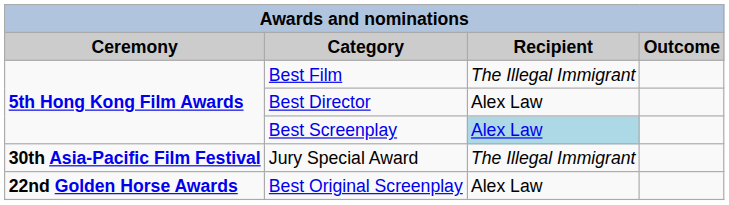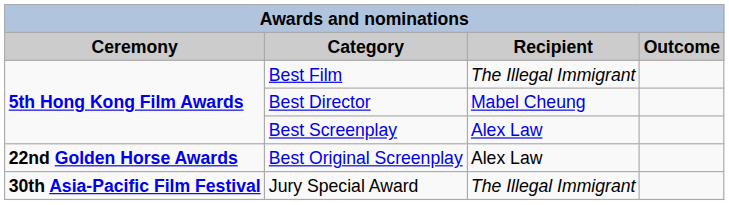(507, 102) Alex Law -> (528, 102) Mabel Cheung
(507, 130) lightblue background -> (507, 130) no background
rows swapped: (366, 186) <-> (344, 158)
